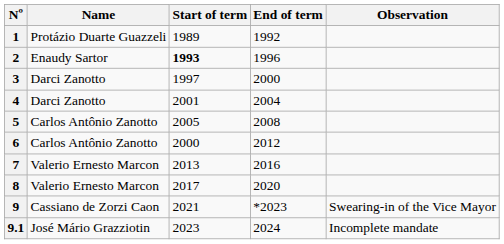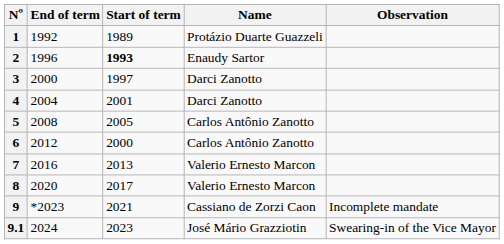columns swapped: (98, 15) <-> (288, 15)
(412, 206) Swearing-in of the Vice Mayor -> (384, 206) Incomplete mandate
(384, 228) Incomplete mandate -> (412, 228) Swearing-in of the Vice Mayor
